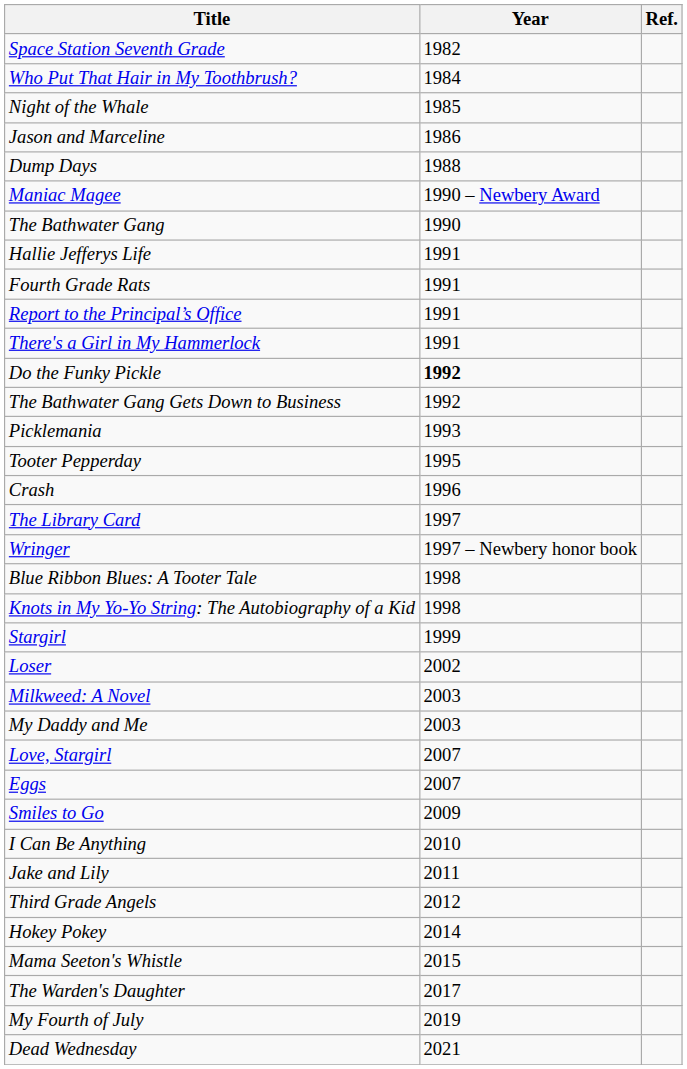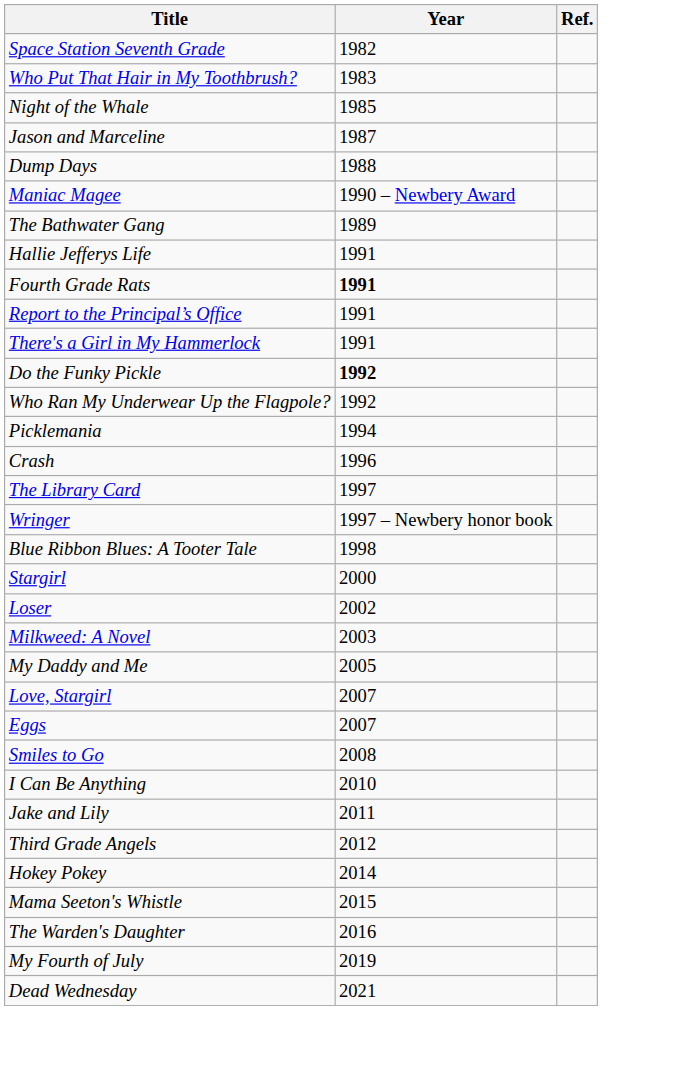(442, 78) 1984 -> (358, 78) 1983
(442, 136) 1986 -> (358, 136) 1987
(442, 225) 1990 -> (358, 225) 1989
(442, 284) normal -> (358, 284) bold
+ row: (170, 401)
- row: (175, 401)
(442, 431) 1993 -> (358, 431) 1994
- row: (75, 460)
- row: (212, 607)
(442, 637) 1999 -> (358, 578) 2000
(442, 725) 2003 -> (358, 666) 2005
(442, 813) 2009 -> (358, 755) 2008
(442, 990) 2017 -> (358, 931) 2016
